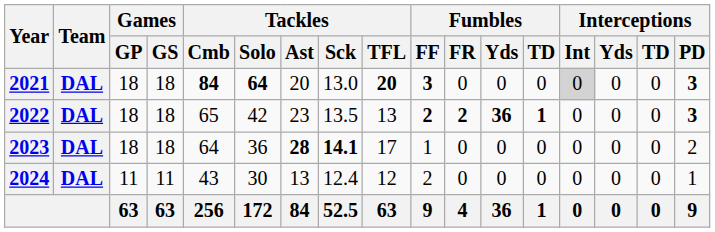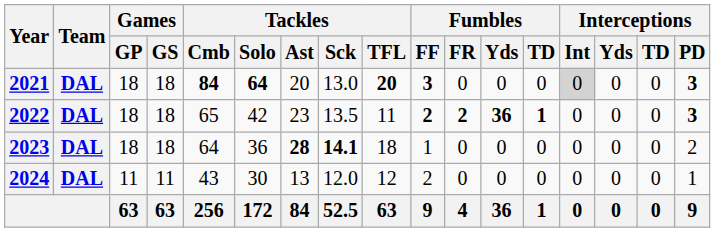(387, 115) 13 -> (387, 115) 11
(387, 147) 17 -> (387, 147) 18
(341, 178) 12.4 -> (341, 178) 12.0
